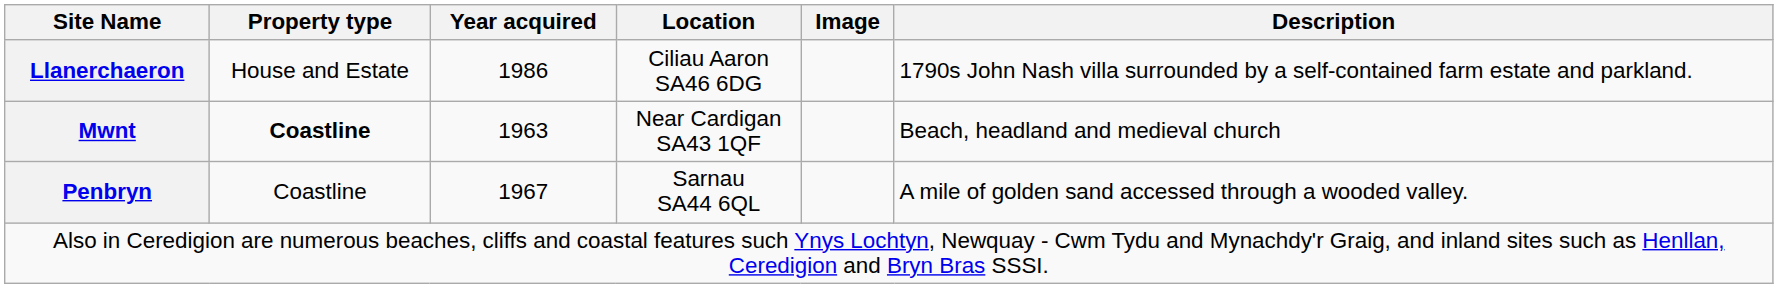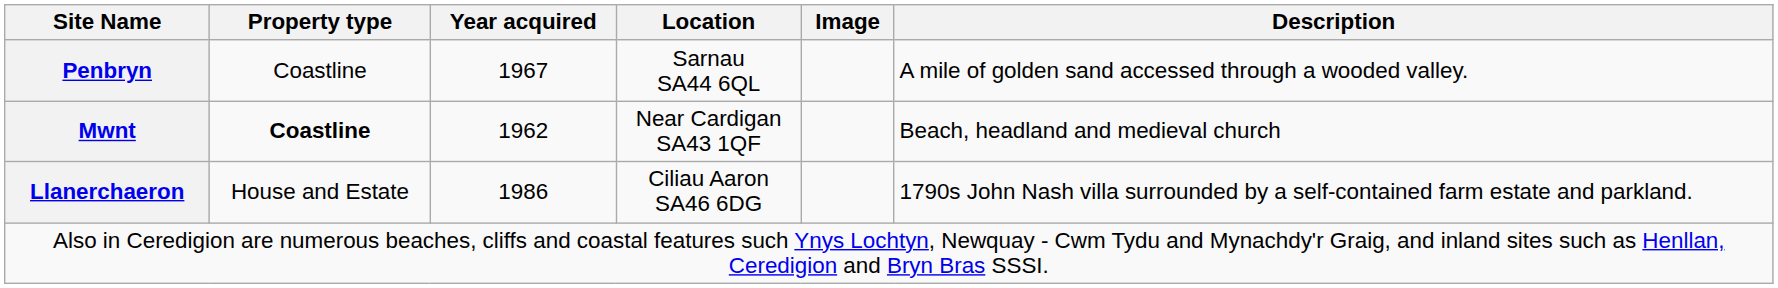rows swapped: (107, 70) <-> (107, 191)
(523, 131) 1963 -> (523, 131) 1962
